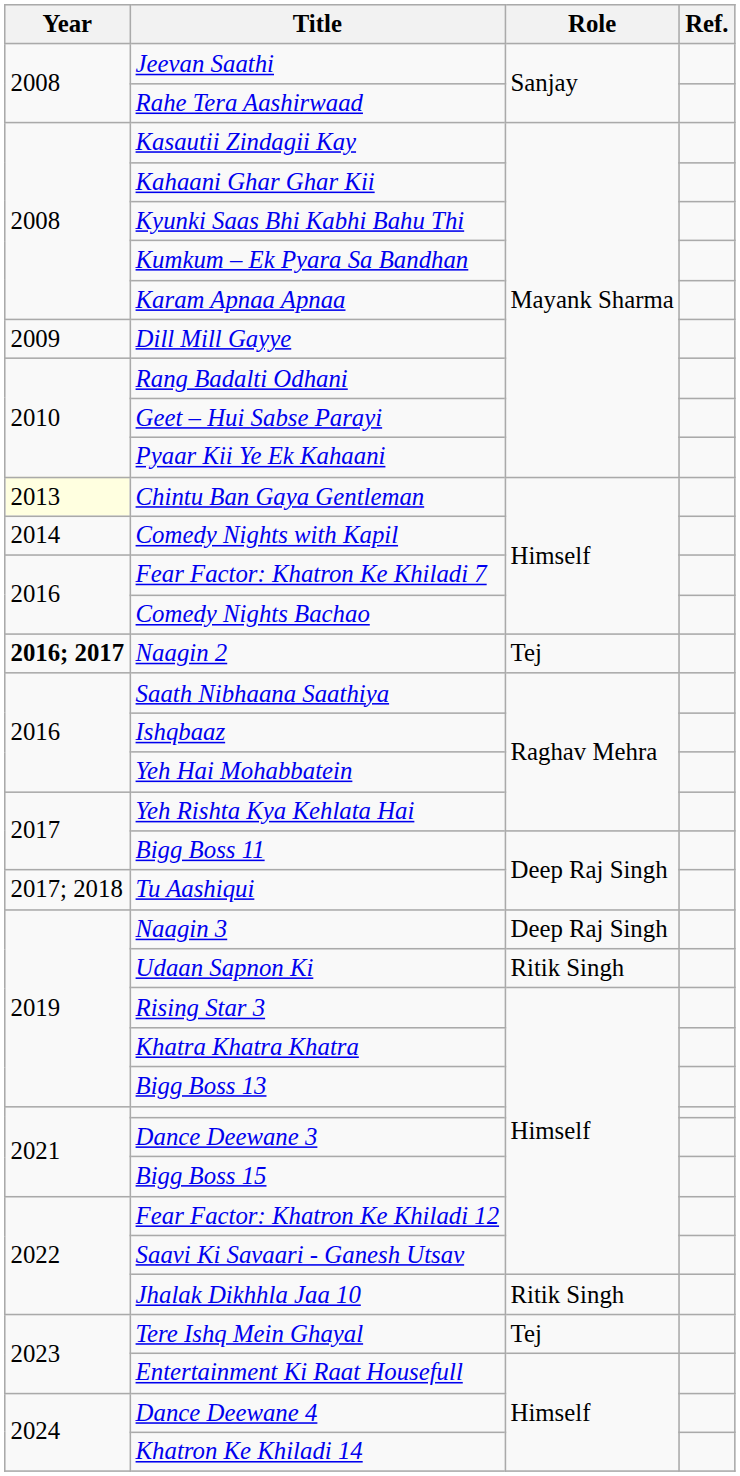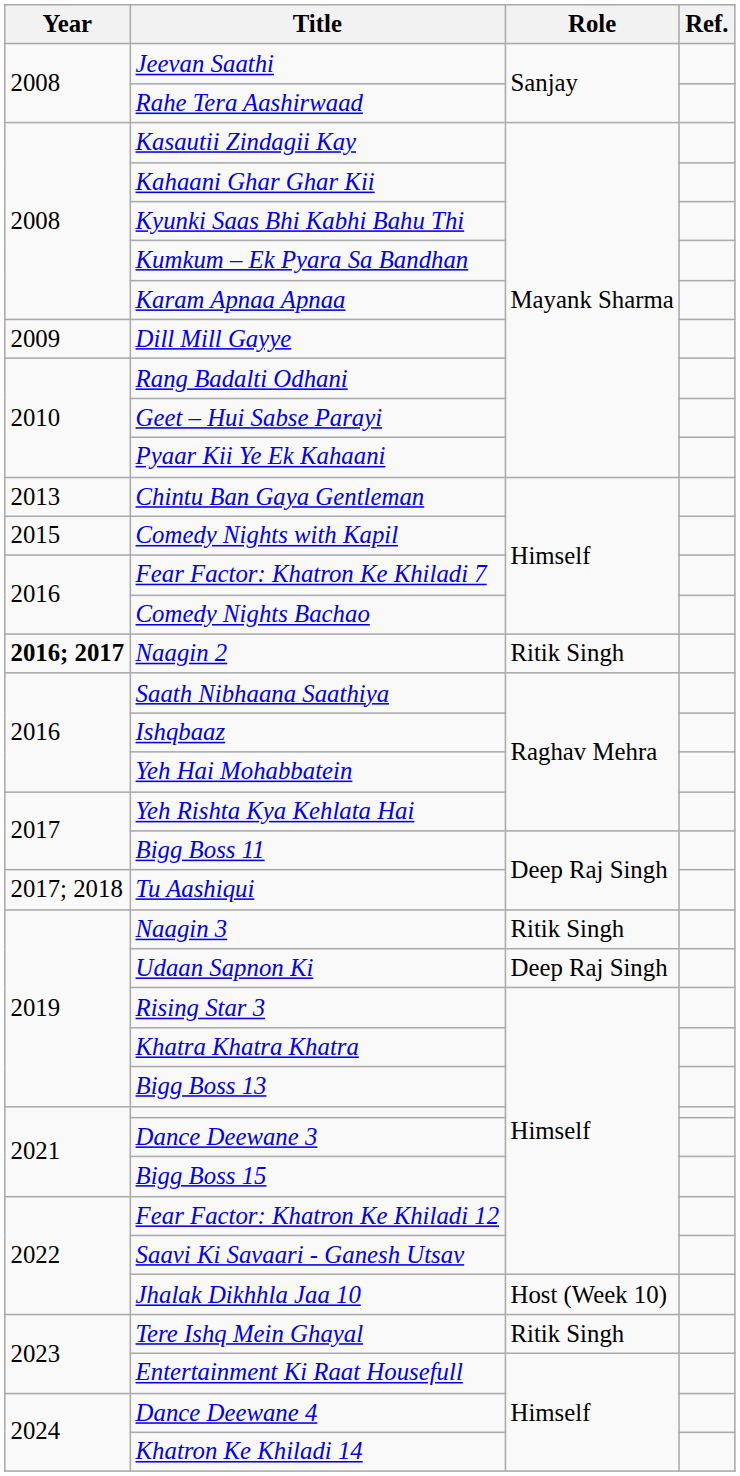(35, 496) lightyellow background -> (35, 496) no background
(35, 535) 2014 -> (35, 535) 2015
(526, 653) Tej -> (567, 653) Ritik Singh
(589, 928) Deep Raj Singh -> (567, 928) Ritik Singh
(567, 968) Ritik Singh -> (589, 968) Deep Raj Singh
(567, 1294) Ritik Singh -> (589, 1294) Host (Week 10)
(526, 1333) Tej -> (567, 1333) Ritik Singh
